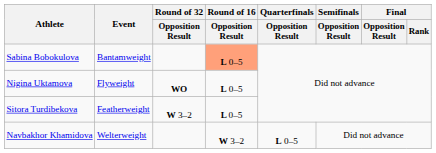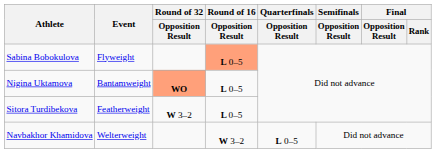(124, 57) Bantamweight -> (116, 57) Flyweight
(116, 83) Flyweight -> (124, 83) Bantamweight
(179, 89) no background -> (179, 89) lightsalmon background
